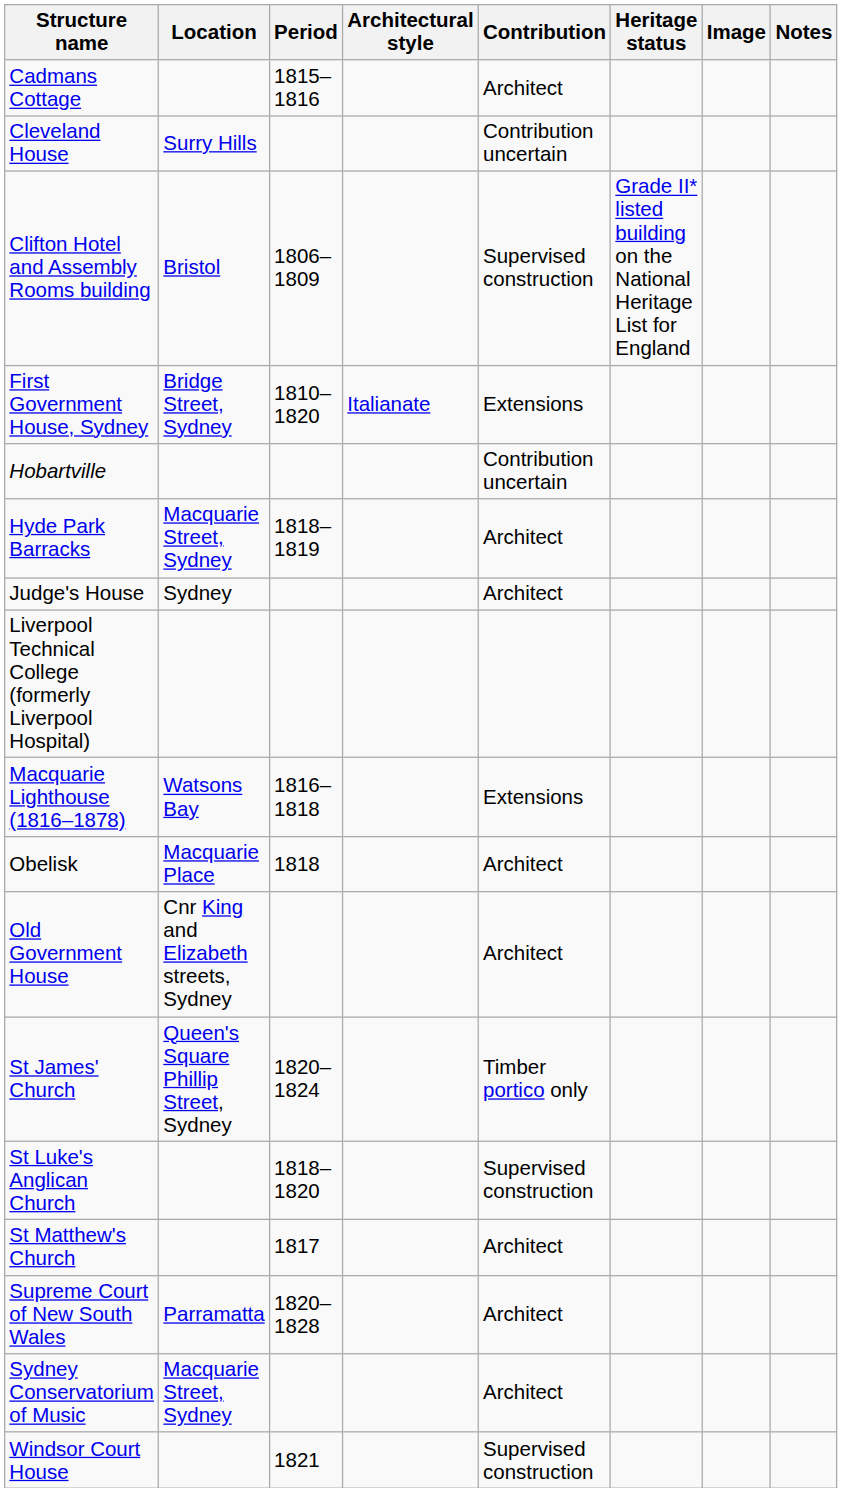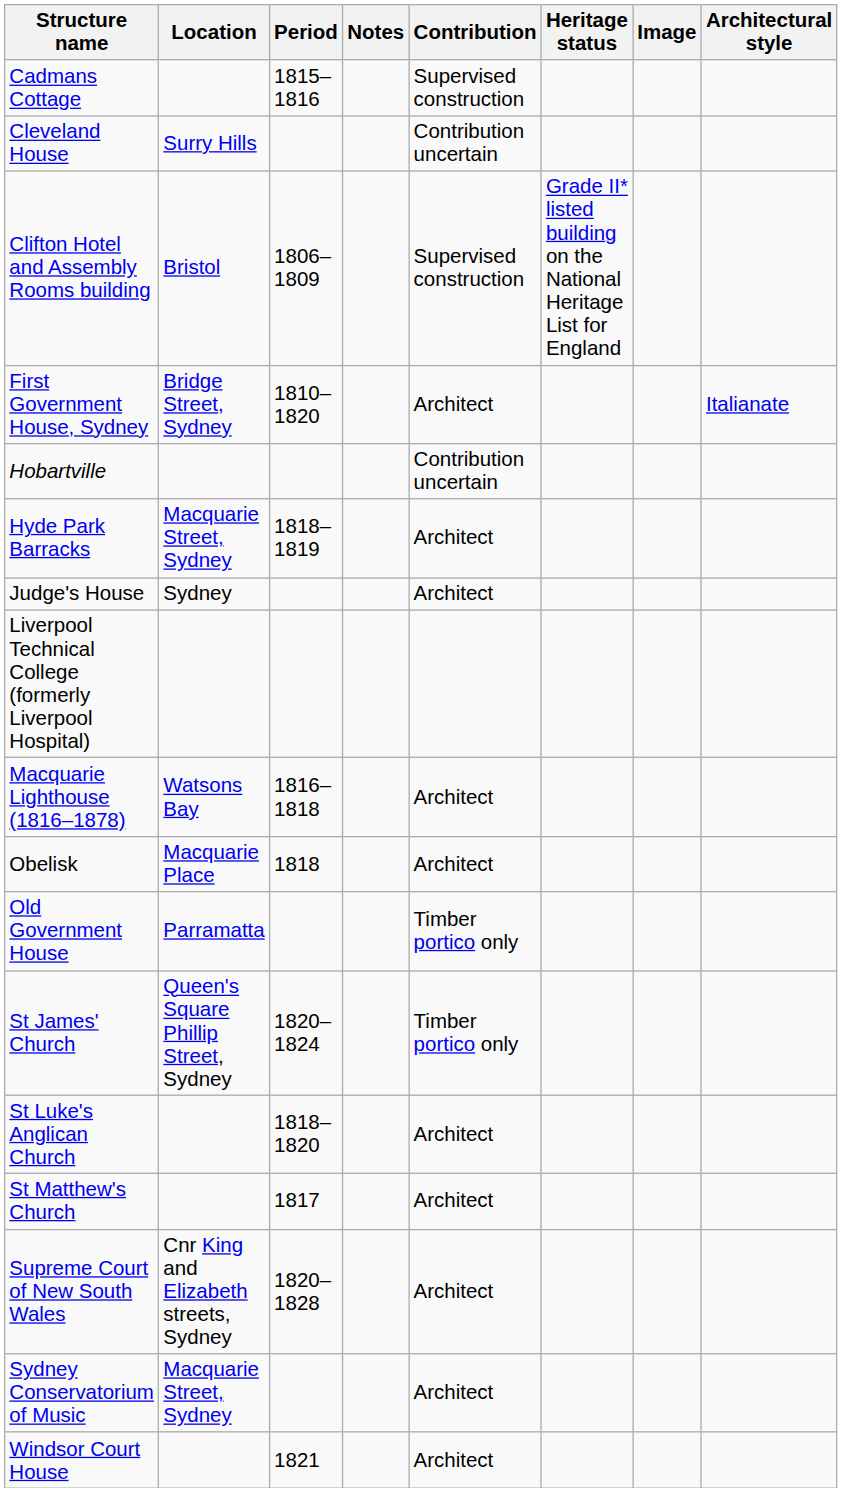columns swapped: (410, 32) <-> (804, 32)
(523, 87) Architect -> (469, 87) Supervised construction
(533, 404) Extensions -> (453, 404) Architect
(533, 796) Extensions -> (453, 796) Architect
(205, 954) Cnr King and Elizabeth streets, Sydney -> (214, 930) Parramatta
(523, 954) Architect -> (466, 930) Timber portico only
(538, 1180) Supervised construction -> (453, 1134) Architect
(214, 1314) Parramatta -> (205, 1291) Cnr King and Elizabeth streets, Sydney
(538, 1459) Supervised construction -> (453, 1459) Architect
